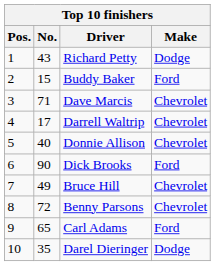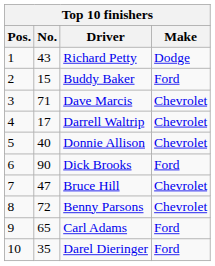(44, 185) 49 -> (44, 185) 47
(172, 249) Dodge -> (167, 249) Ford
